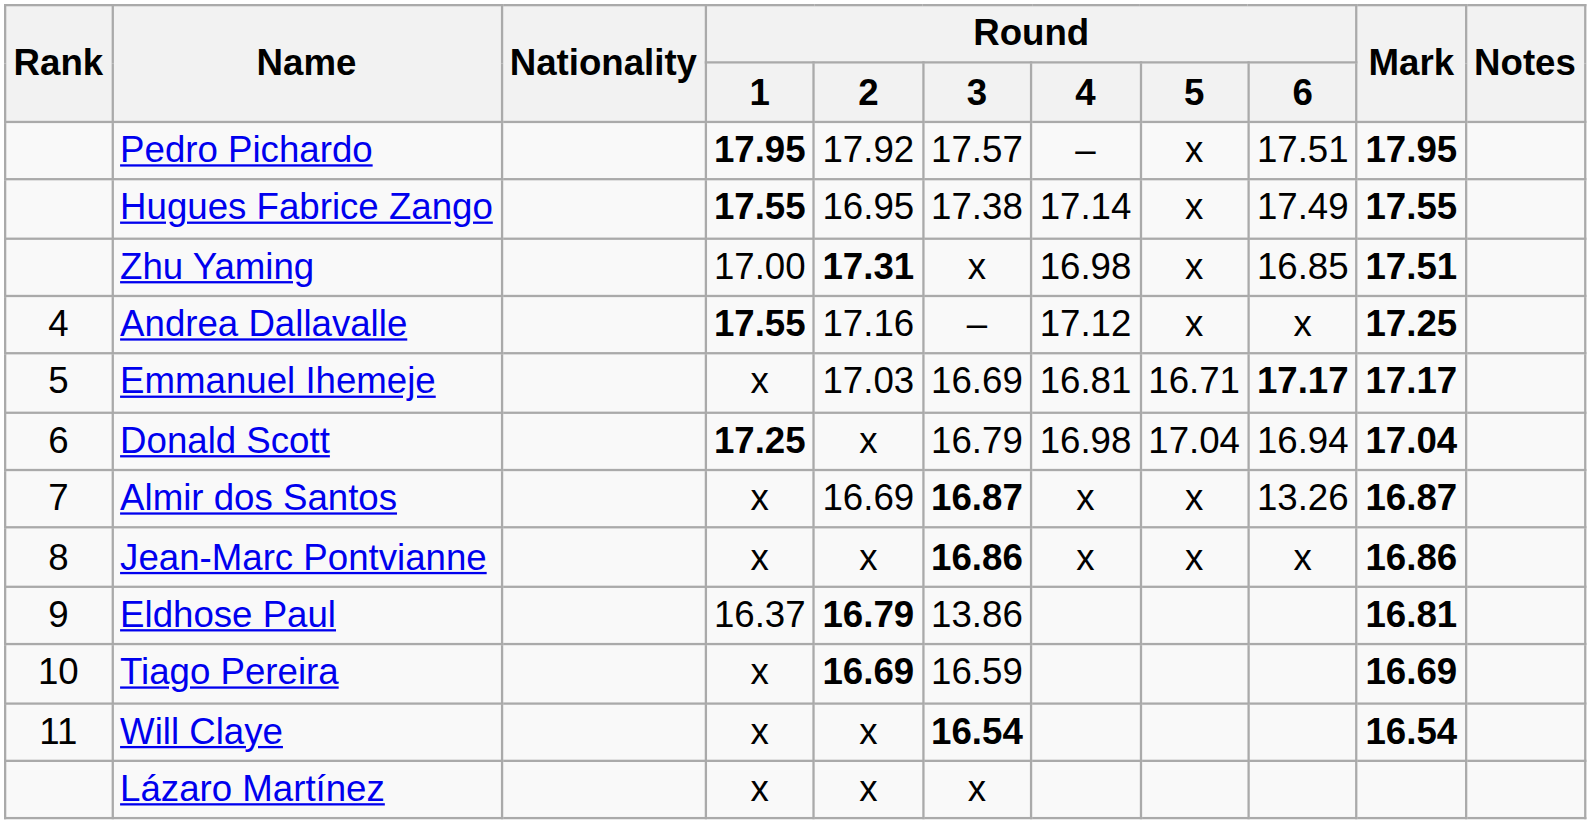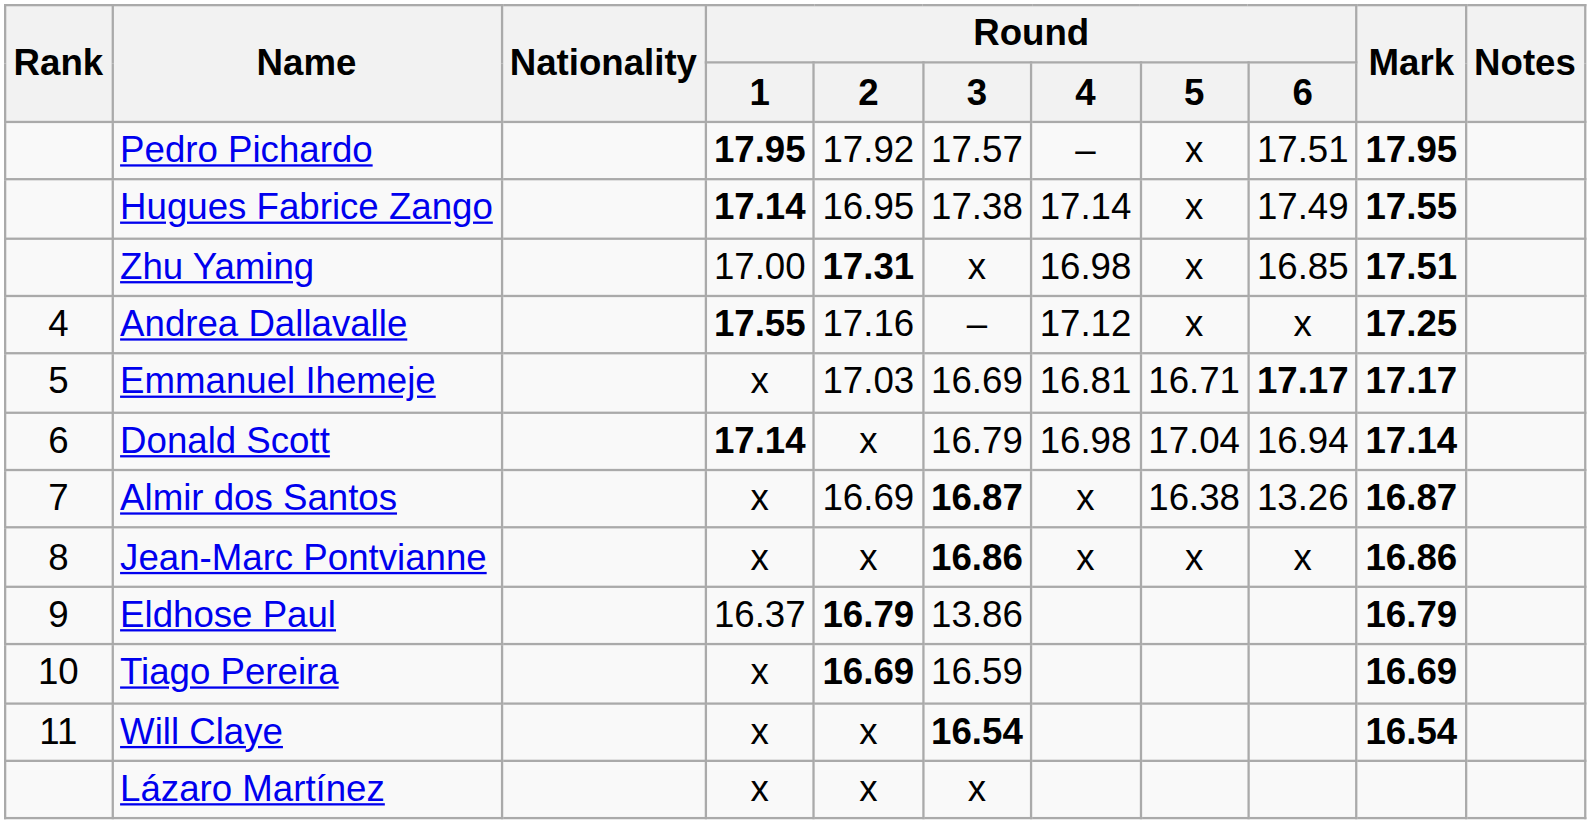(760, 207) 17.55 -> (760, 207) 17.14
(760, 440) 17.25 -> (760, 440) 17.14
(1411, 440) 17.04 -> (1411, 440) 17.14
(1194, 498) x -> (1194, 498) 16.38
(1411, 614) 16.81 -> (1411, 614) 16.79
